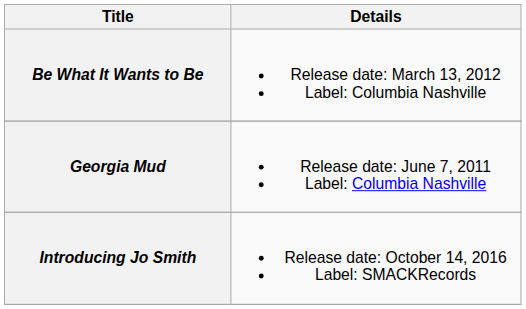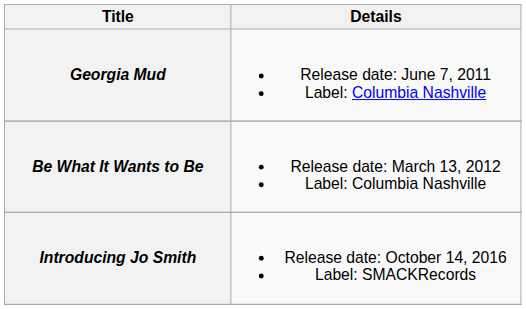rows swapped: (118, 166) <-> (118, 75)
